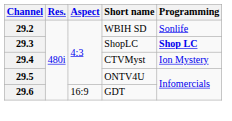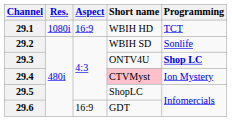+ row: (25, 28)
(121, 44) ShopLC -> (129, 60) ONTV4U
(125, 60) no background -> (130, 76) pink background
(124, 76) ONTV4U -> (126, 92) ShopLC
